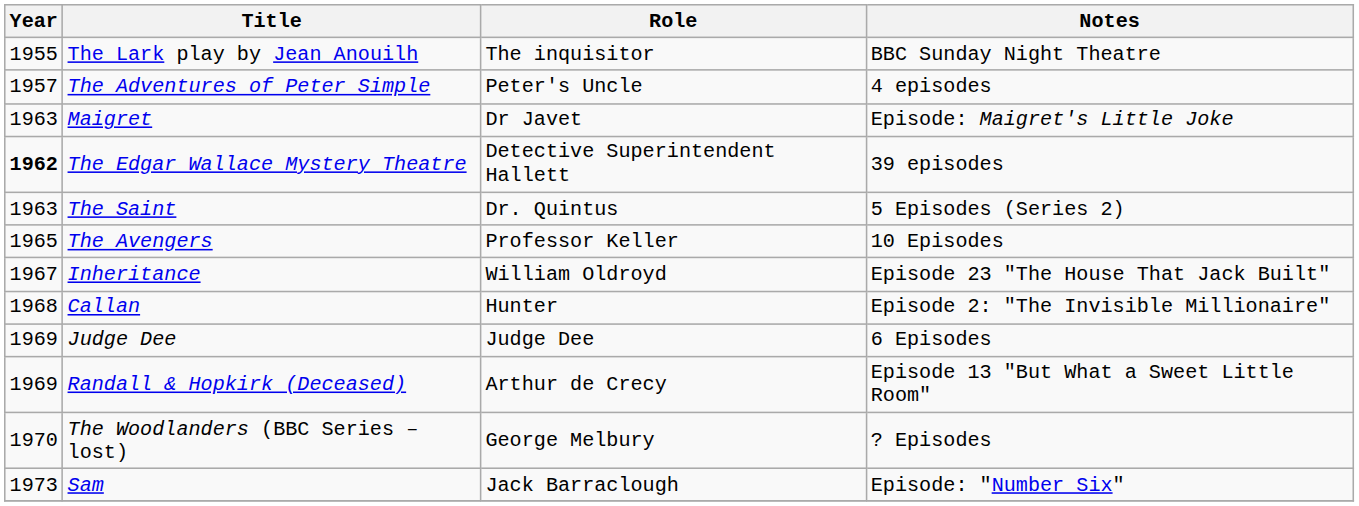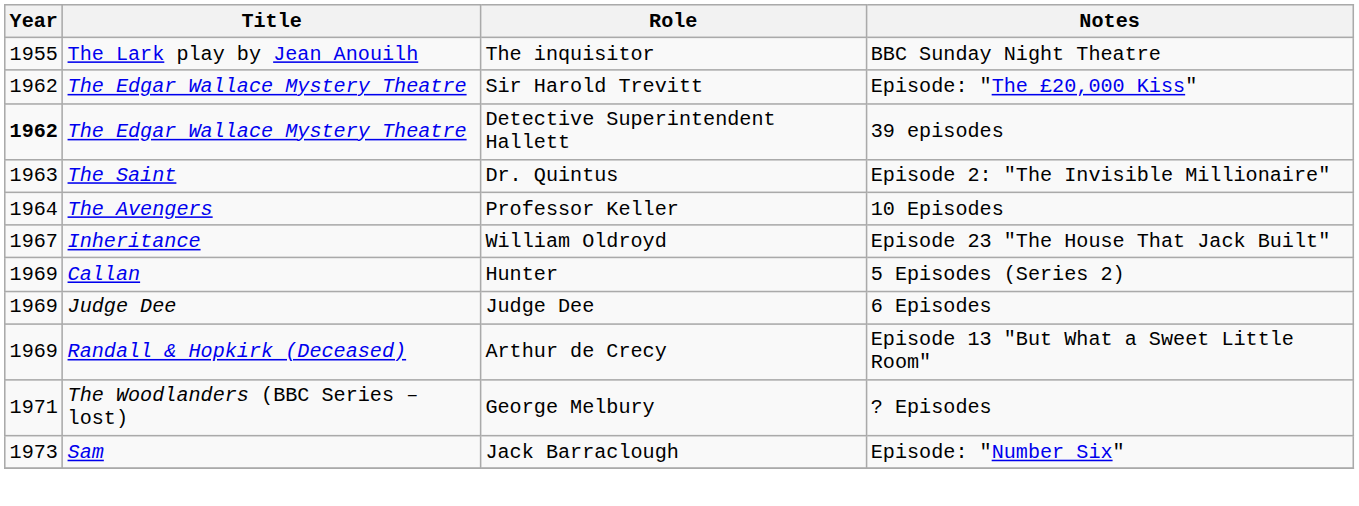- row: (564, 87)
- row: (534, 120)
+ row: (594, 87)
(998, 209) 5 Episodes (Series 2) -> (1100, 176) Episode 2: "The Invisible Millionaire"
(34, 241) 1965 -> (34, 209) 1964
(34, 307) 1968 -> (34, 274) 1969
(1100, 307) Episode 2: "The Invisible Millionaire" -> (998, 274) 5 Episodes (Series 2)
(34, 441) 1970 -> (34, 408) 1971
